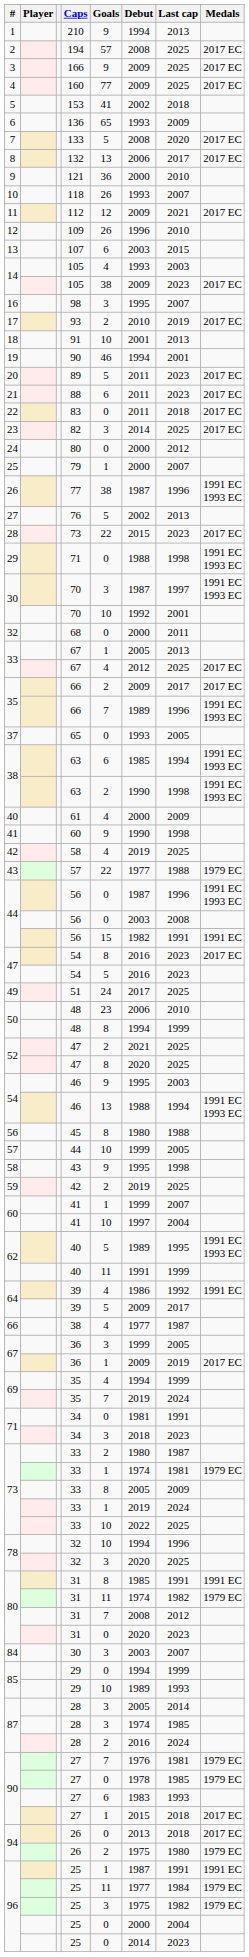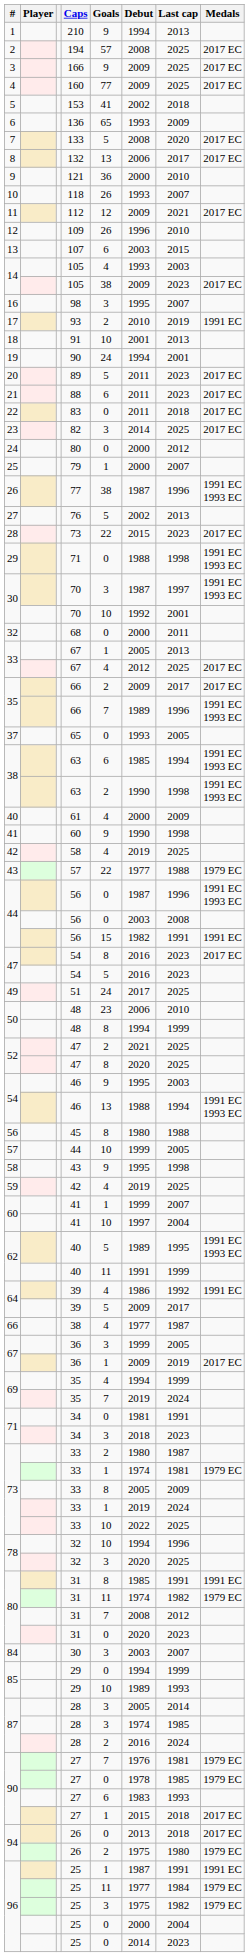(223, 321) 2017 EC -> (223, 321) 1991 EC
(106, 357) 46 -> (106, 357) 24
(106, 1186) 2 -> (106, 1186) 4
